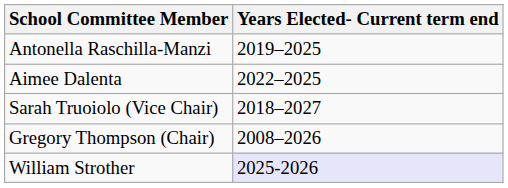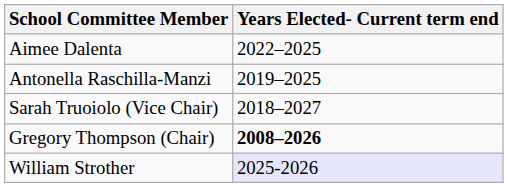rows swapped: (65, 78) <-> (110, 49)
(279, 138) normal -> (279, 138) bold
